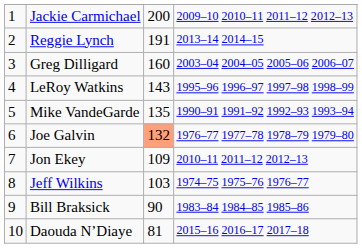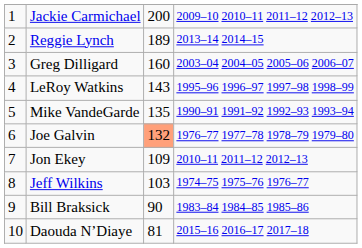(159, 40) 191 -> (159, 40) 189
